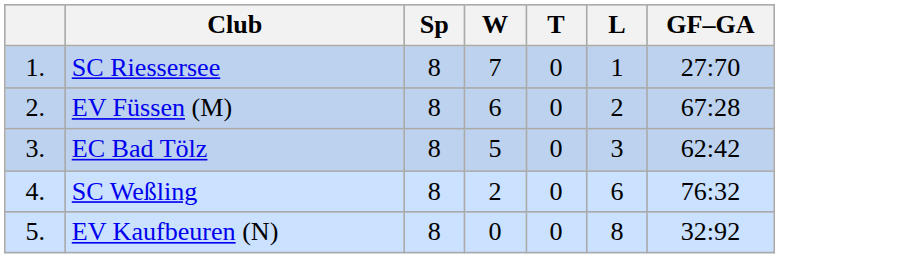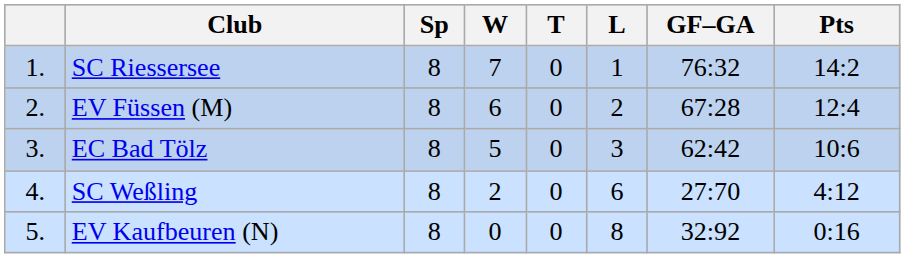+ column: (837, 25)
(710, 66) 27:70 -> (710, 66) 76:32
(710, 190) 76:32 -> (710, 190) 27:70
